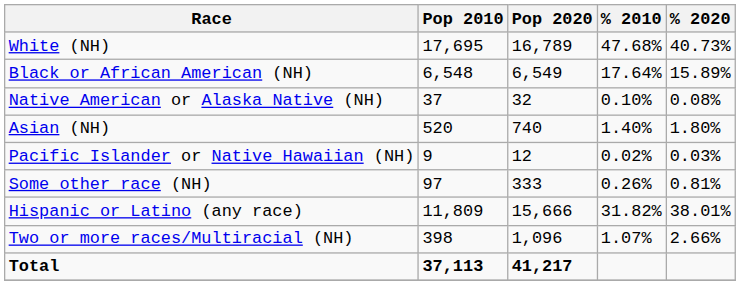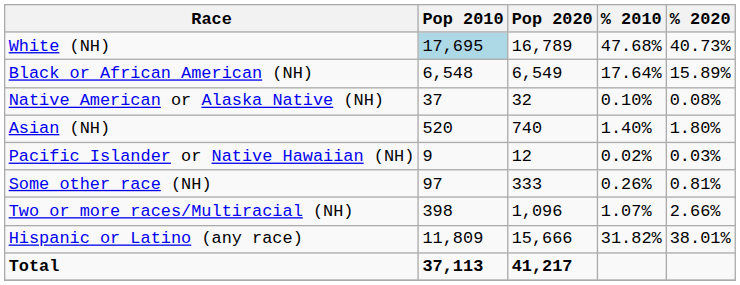(453, 46) no background -> (453, 46) lightblue background
rows swapped: (181, 239) <-> (156, 211)
